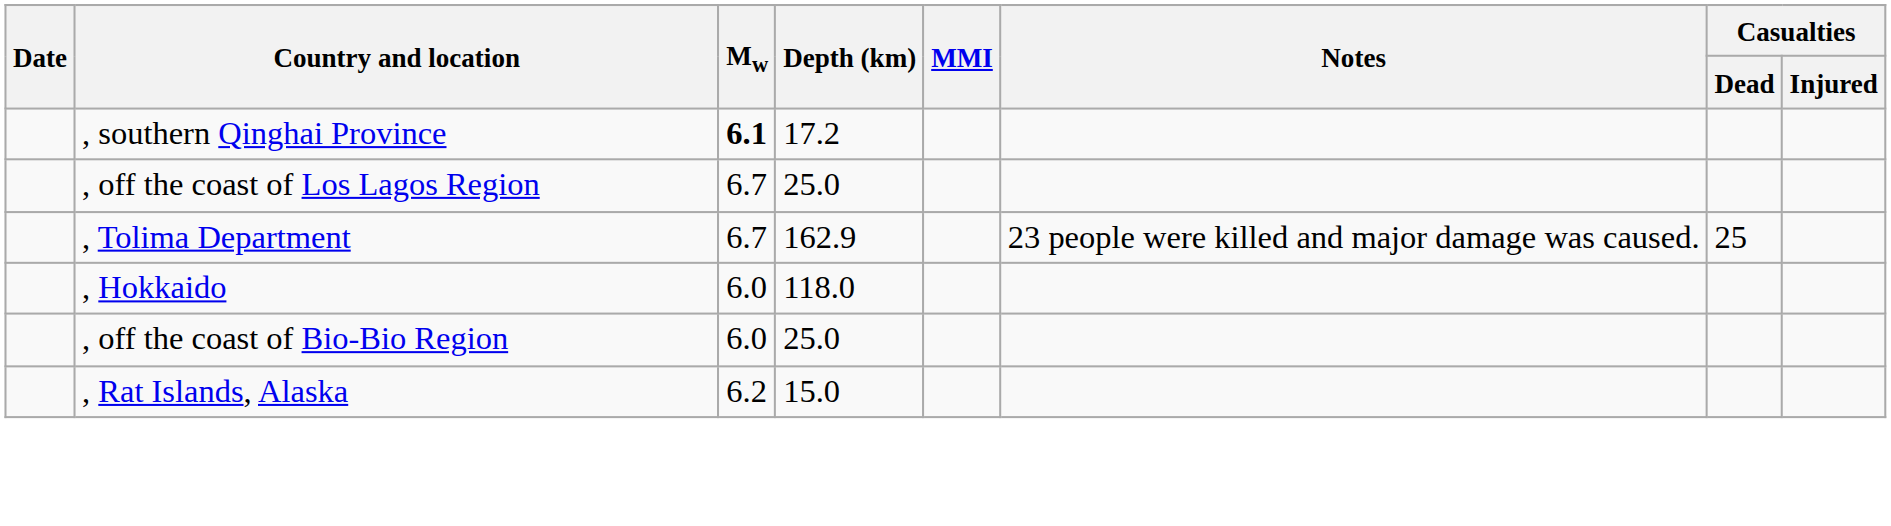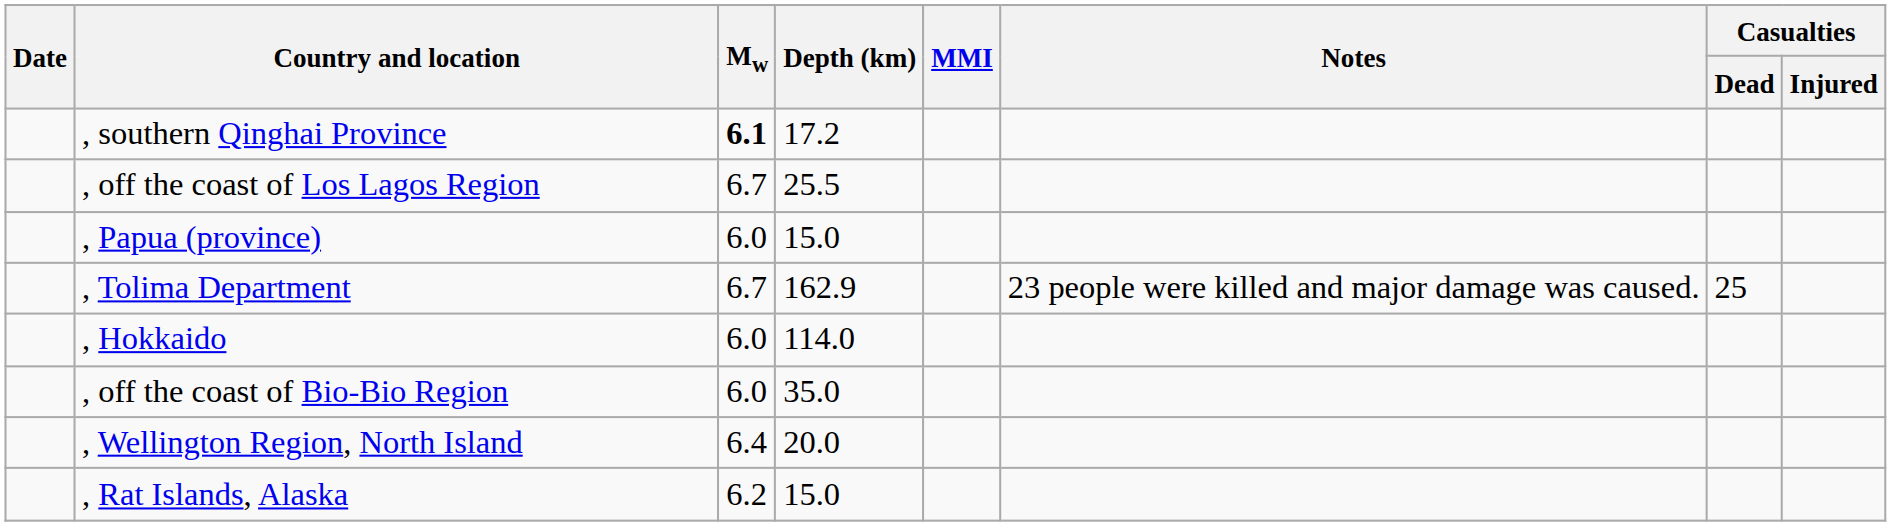(812, 184) 25.0 -> (812, 184) 25.5
+ row: (202, 236)
(819, 287) 118.0 -> (819, 339) 114.0
(812, 339) 25.0 -> (812, 390) 35.0
+ row: (302, 442)
